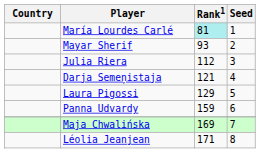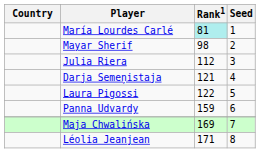(203, 46) 93 -> (203, 46) 98
(206, 93) 129 -> (206, 93) 122
